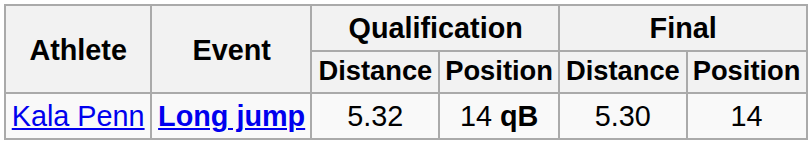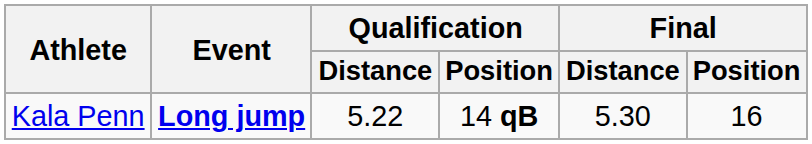(375, 117) 5.32 -> (375, 117) 5.22
(747, 117) 14 -> (747, 117) 16
